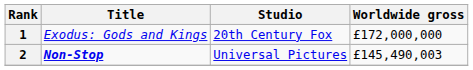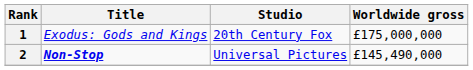(398, 35) £172,000,000 -> (398, 35) £175,000,000
(398, 55) £145,490,003 -> (398, 55) £145,490,000
